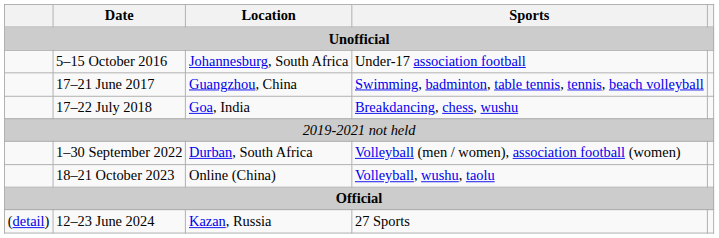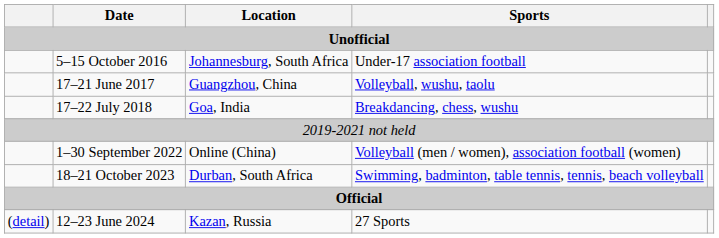(529, 84) Swimming, badminton, table tennis, tennis, beach volleyball -> (425, 84) Volleyball, wushu, taolu
(251, 152) Durban, South Africa -> (232, 152) Online (China)
(232, 175) Online (China) -> (251, 175) Durban, South Africa
(425, 175) Volleyball, wushu, taolu -> (529, 175) Swimming, badminton, table tennis, tennis, beach volleyball
